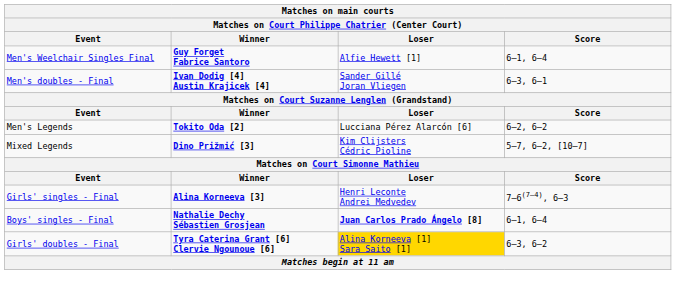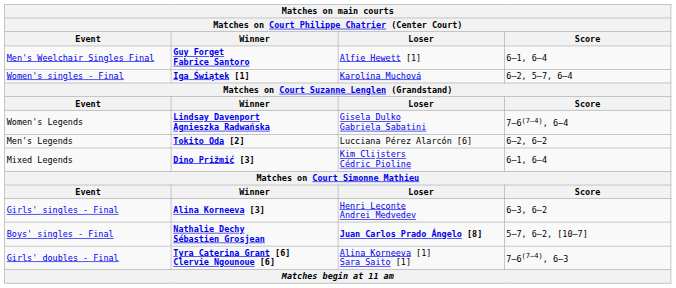+ row: (65, 76)
- row: (60, 81)
+ row: (45, 122)
(547, 146) 5–7, 6–2, [10–7] -> (527, 160) 6–1, 6–4
(537, 197) 7–6(7–4), 6–3 -> (527, 211) 6–3, 6–2
(527, 220) 6–1, 6–4 -> (547, 234) 5–7, 6–2, [10–7]
(386, 244) gold background -> (386, 258) no background
(527, 244) 6–3, 6–2 -> (537, 258) 7–6(7–4), 6–3
